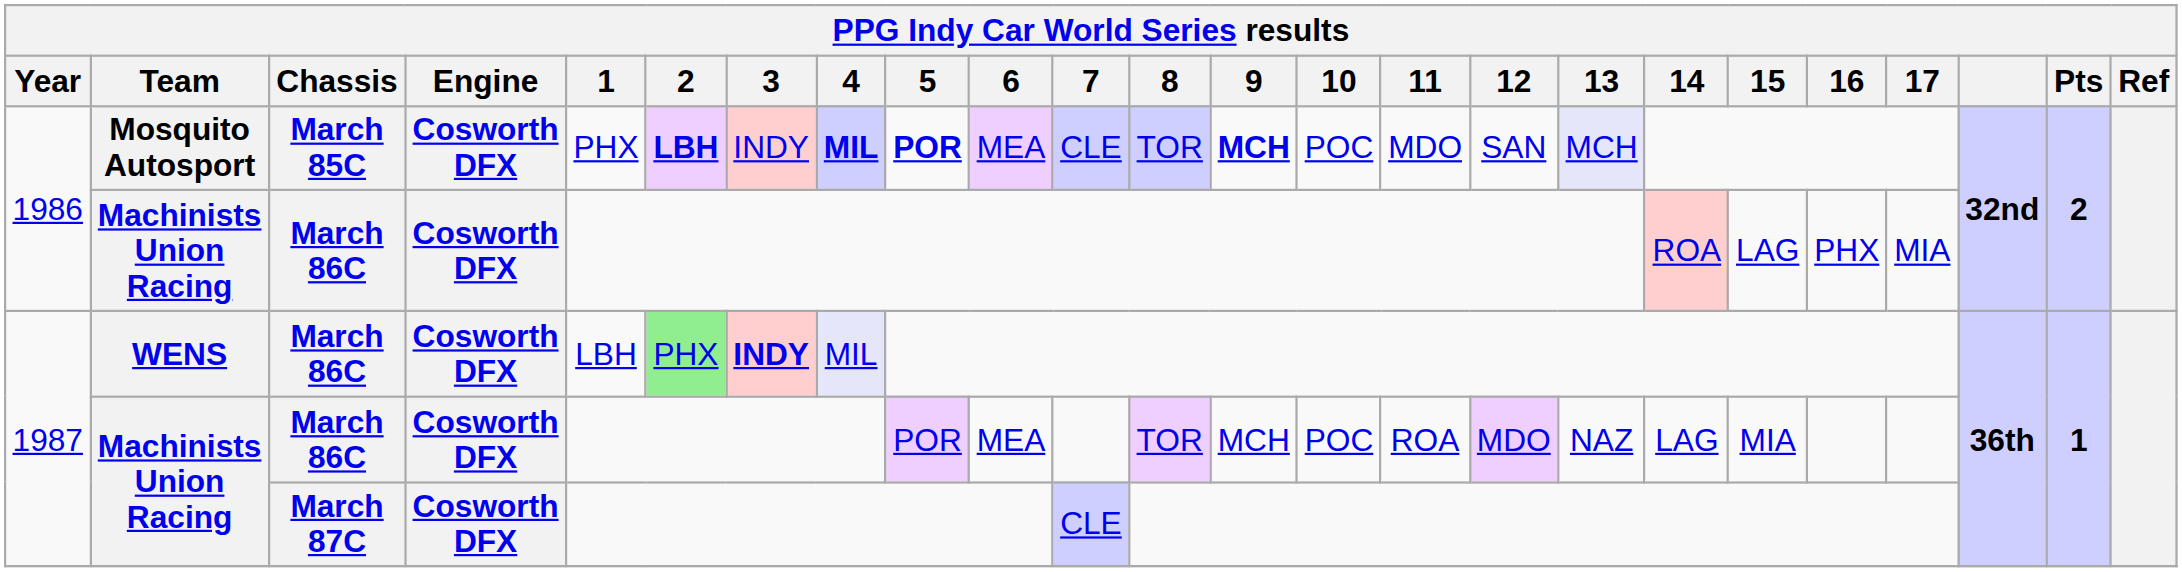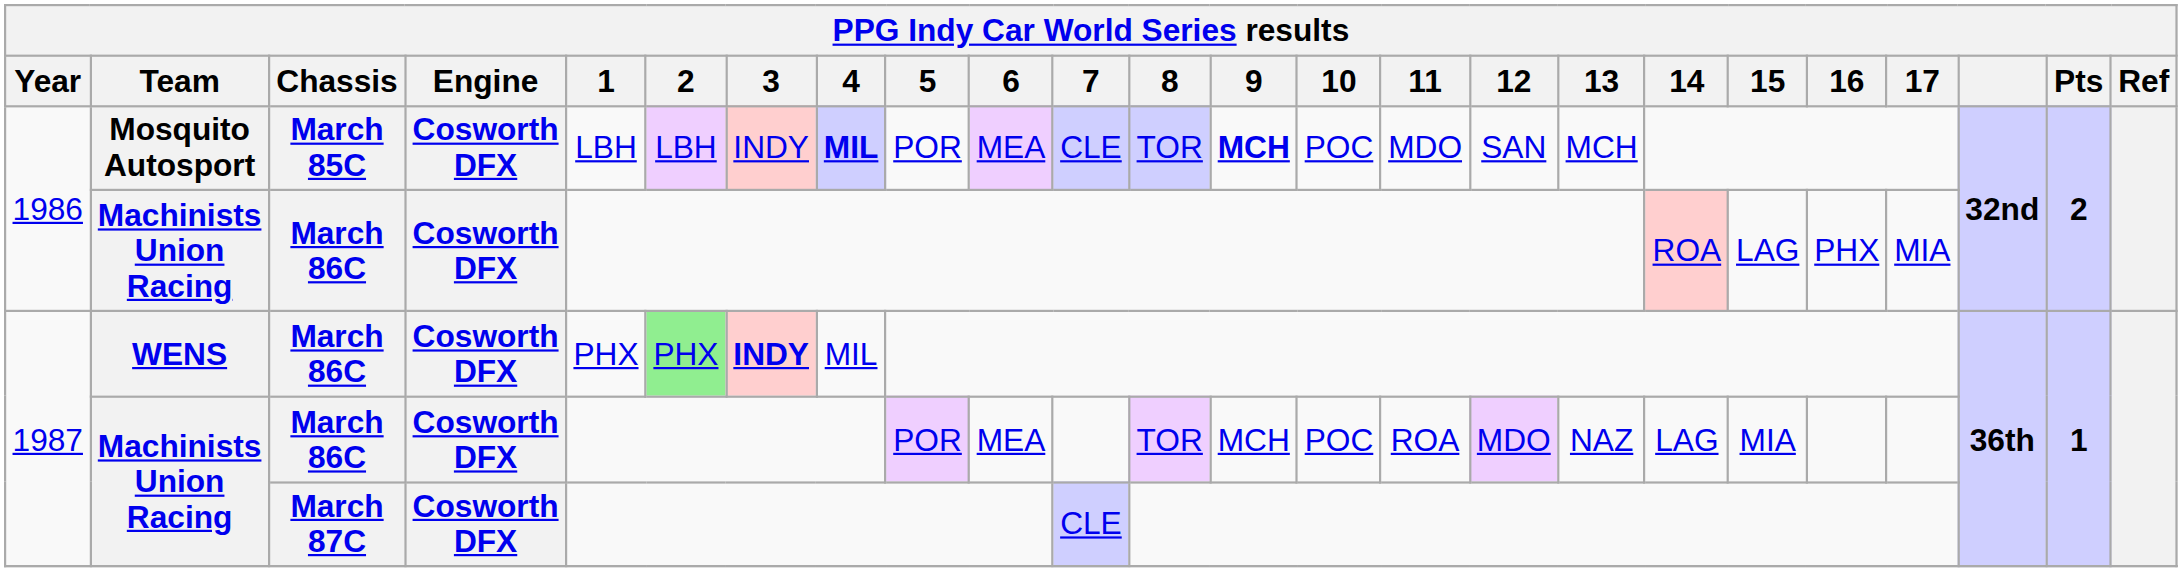(606, 148) PHX -> (606, 148) LBH
(686, 148) bold -> (686, 148) normal
(928, 148) bold -> (928, 148) normal
(1602, 148) lavender background -> (1602, 148) no background
(606, 354) LBH -> (606, 354) PHX
(851, 354) lavender background -> (851, 354) no background
